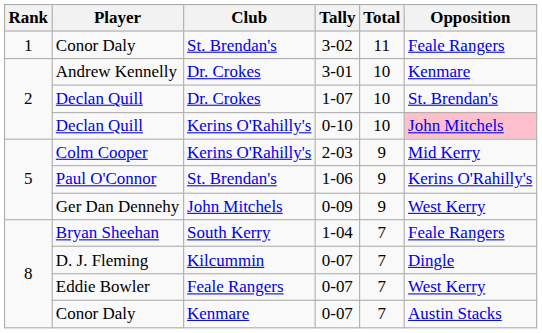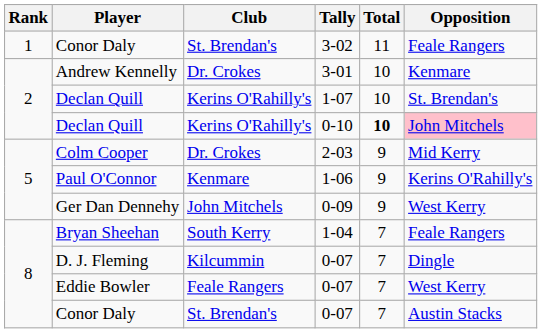(224, 98) Dr. Crokes -> (249, 98) Kerins O'Rahilly's
(382, 125) normal -> (382, 125) bold
(249, 152) Kerins O'Rahilly's -> (224, 152) Dr. Crokes
(232, 179) St. Brendan's -> (218, 179) Kenmare
(218, 313) Kenmare -> (232, 313) St. Brendan's
